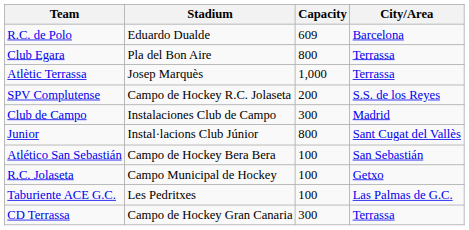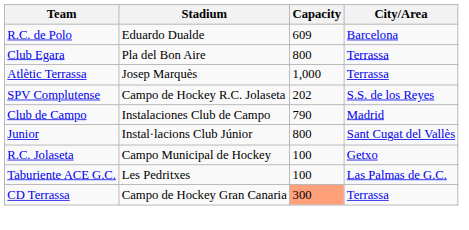(308, 94) 200 -> (302, 94) 202
(308, 114) 300 -> (302, 114) 790
- row: (65, 154)
(308, 214) no background -> (302, 194) lightsalmon background
